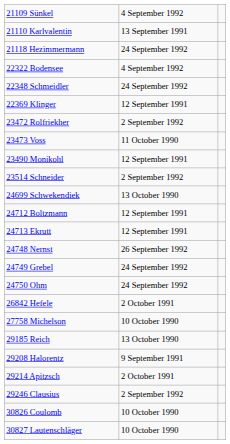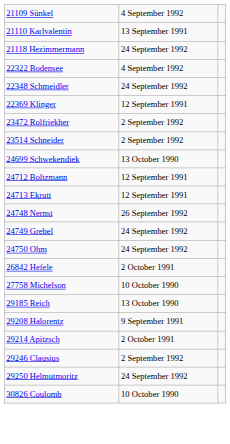- row: (26, 140)
- row: (35, 158)
+ row: (42, 376)
- row: (44, 430)
